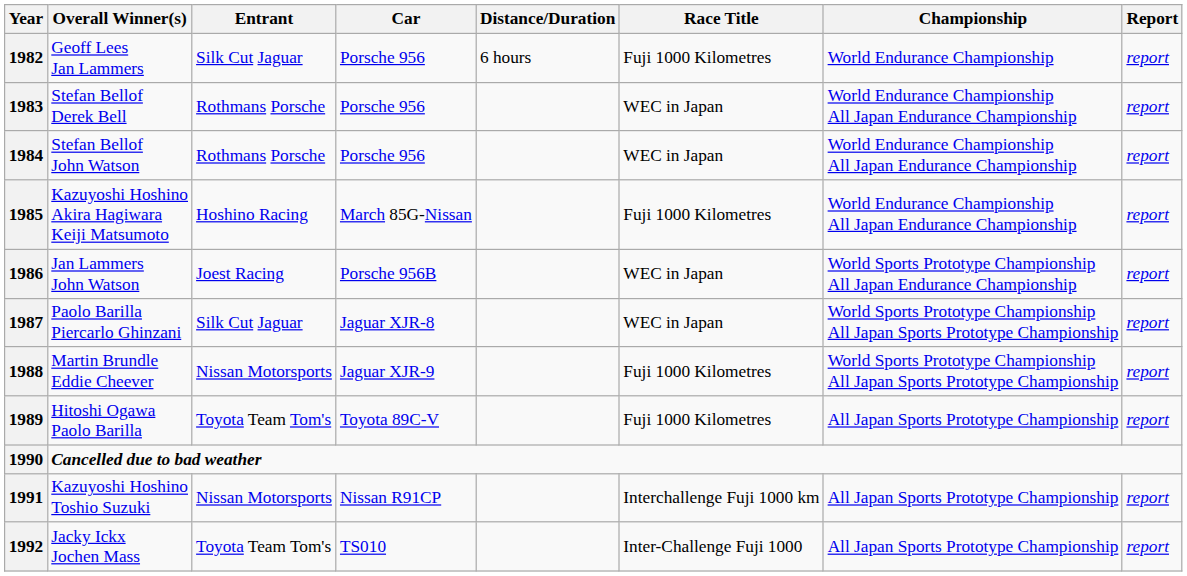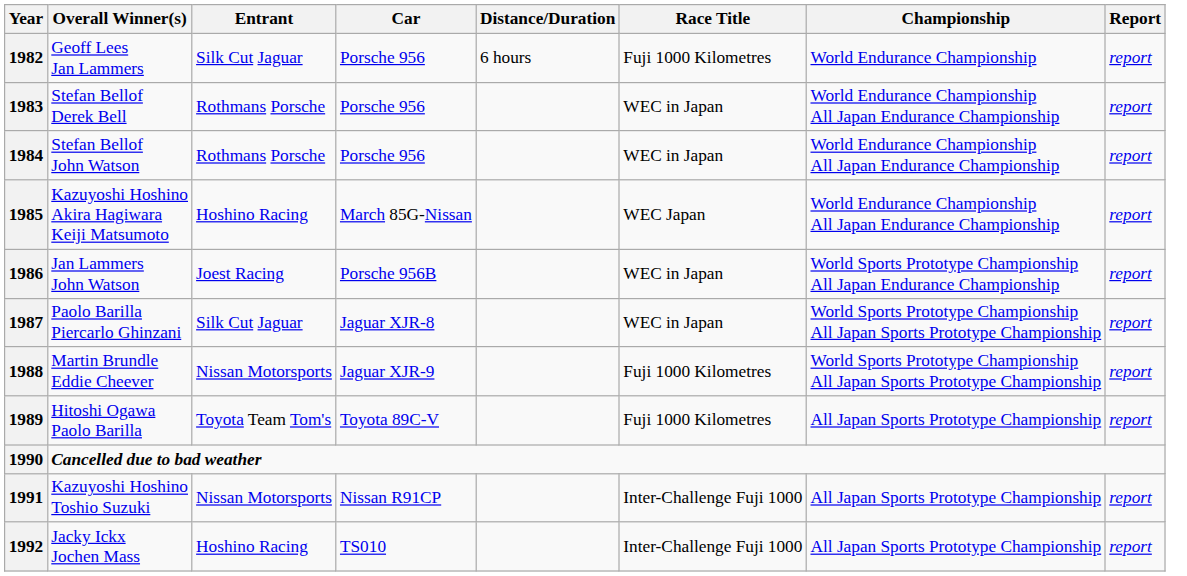(697, 214) Fuji 1000 Kilometres -> (664, 214) WEC Japan
(721, 497) Interchallenge Fuji 1000 km -> (713, 497) Inter-Challenge Fuji 1000
(264, 546) Toyota Team Tom's -> (252, 546) Hoshino Racing
